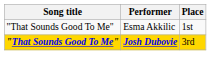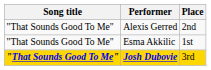+ row: (150, 27)
